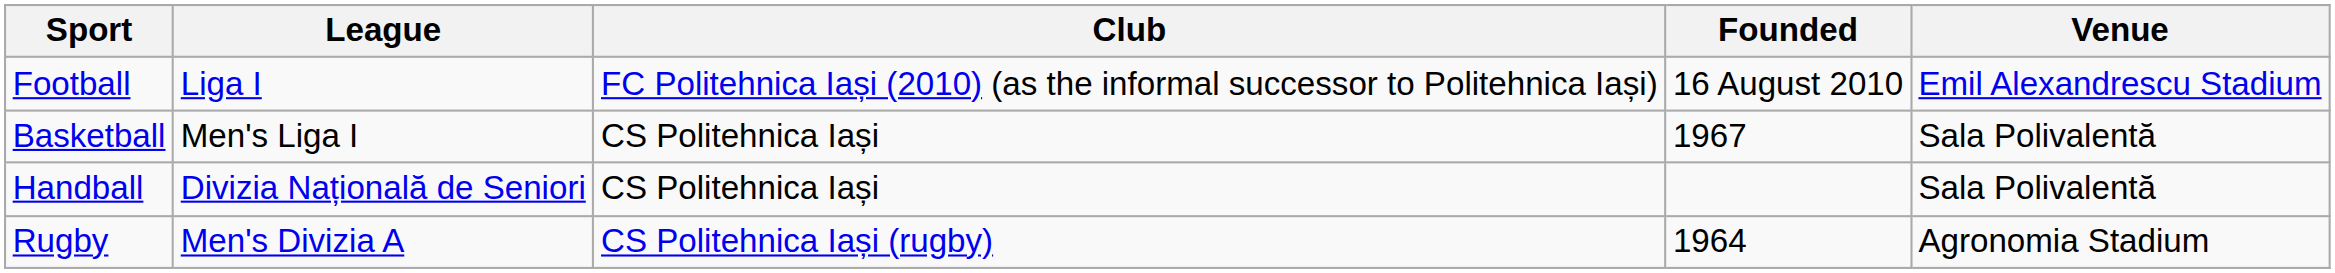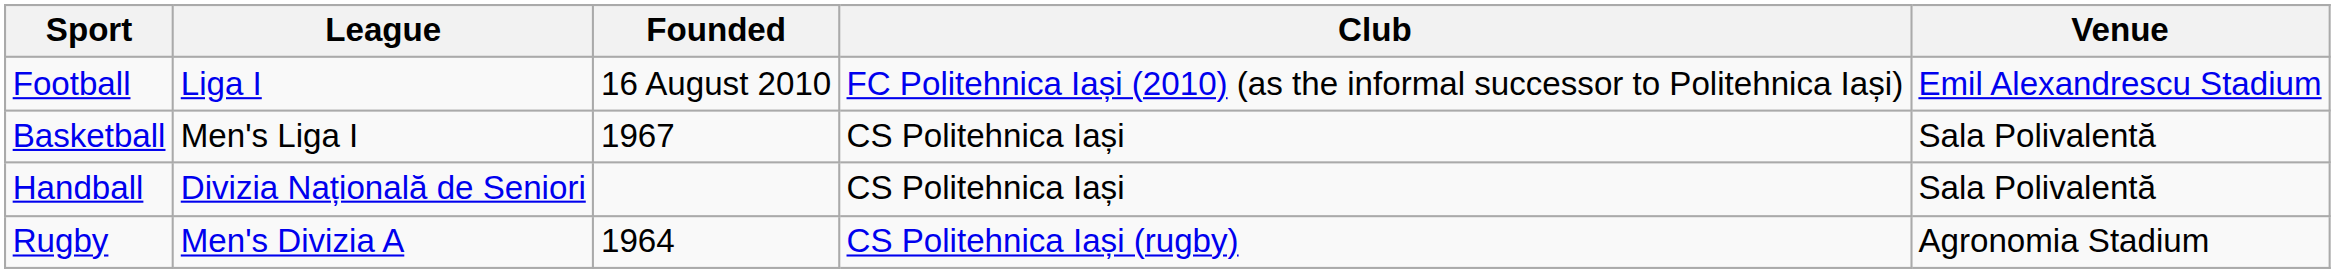columns swapped: (1129, 30) <-> (1788, 30)
